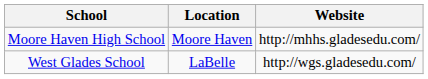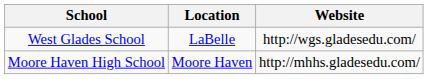rows swapped: (86, 39) <-> (86, 62)
